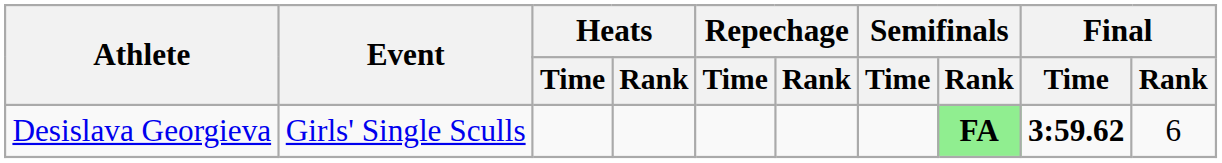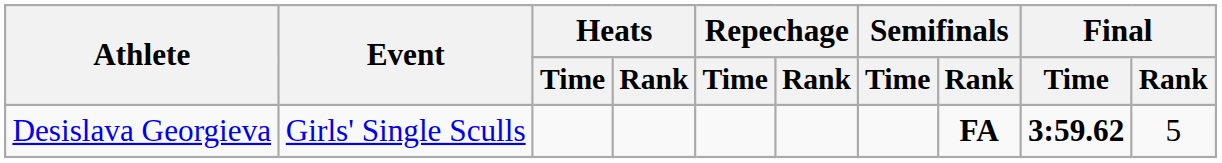(979, 130) lightgreen background -> (979, 130) no background
(1173, 130) 6 -> (1173, 130) 5
